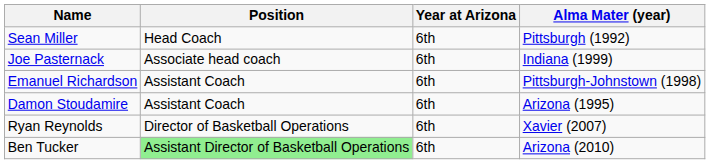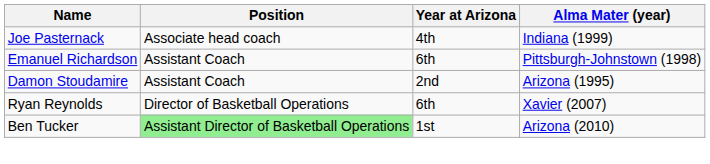- row: (43, 38)
(425, 60) 6th -> (425, 38) 4th
(425, 104) 6th -> (427, 82) 2nd
(425, 148) 6th -> (425, 126) 1st
